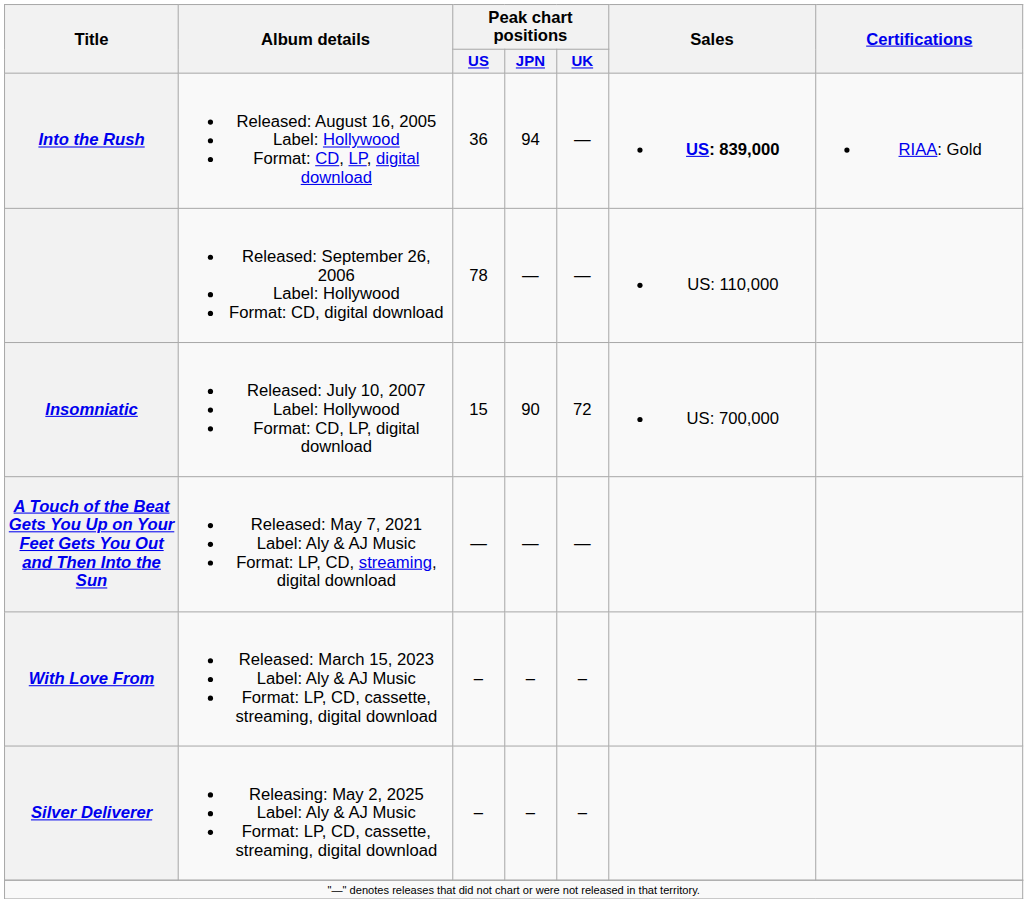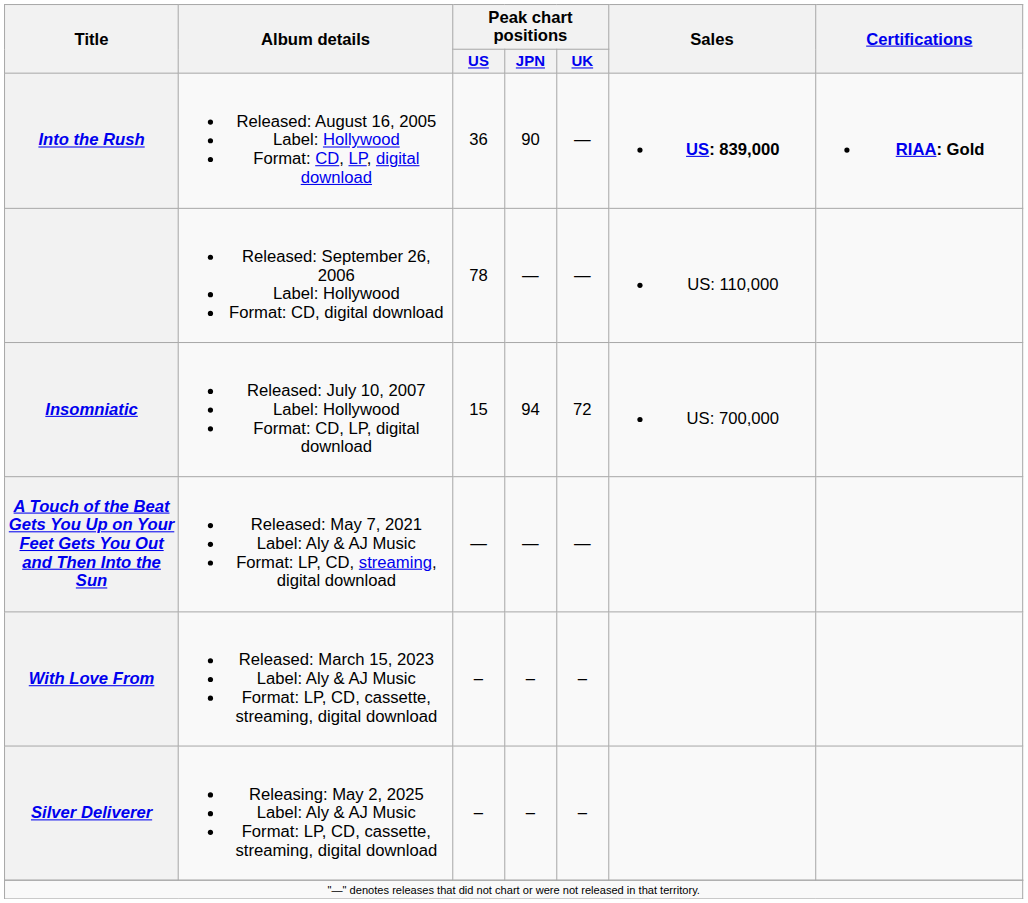(530, 140) 94 -> (530, 140) 90
(919, 150) normal -> (919, 150) bold
(530, 409) 90 -> (530, 409) 94
